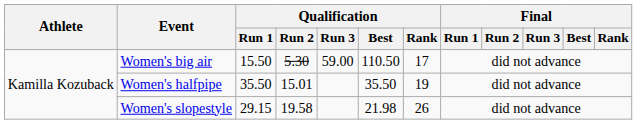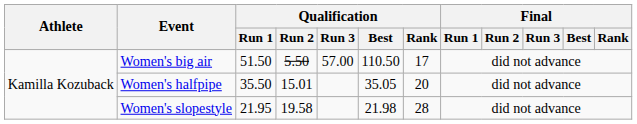(256, 61) 15.50 -> (256, 61) 51.50
(297, 61) 5.30 -> (297, 61) 5.50
(338, 61) 59.00 -> (338, 61) 57.00
(381, 85) 35.50 -> (381, 85) 35.05
(422, 85) 19 -> (422, 85) 20
(256, 108) 29.15 -> (256, 108) 21.95
(422, 108) 26 -> (422, 108) 28
